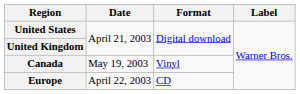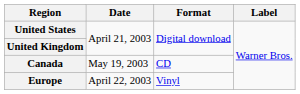(168, 64) Vinyl -> (164, 64) CD
(164, 81) CD -> (168, 81) Vinyl
